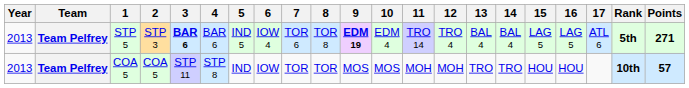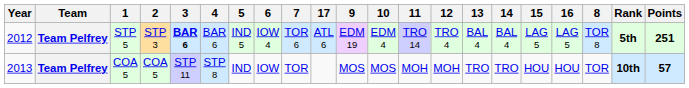columns swapped: (326, 14) <-> (599, 14)
(20, 38) 2013 -> (20, 38) 2012
(356, 38) bold -> (352, 38) normal
(665, 38) 271 -> (665, 38) 251
